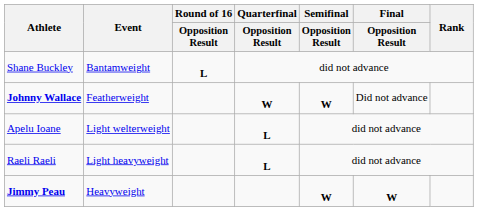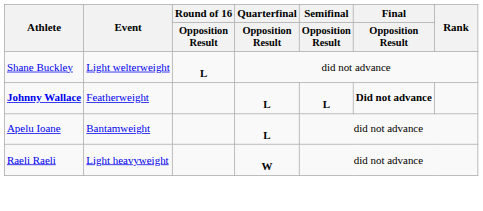(118, 67) Bantamweight -> (128, 67) Light welterweight
(267, 105) W -> (267, 105) L
(326, 105) W -> (326, 105) L
(392, 98) normal -> (394, 98) bold
(128, 129) Light welterweight -> (118, 129) Bantamweight
(267, 167) L -> (267, 167) W
- row: (36, 191)
